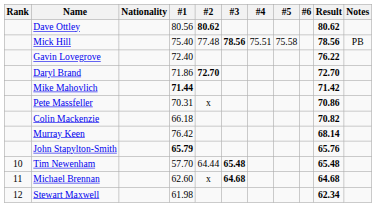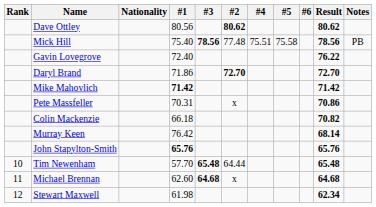columns swapped: (208, 12) <-> (234, 12)
(182, 88) 71.44 -> (182, 88) 71.42
(182, 149) 65.79 -> (182, 149) 65.76
